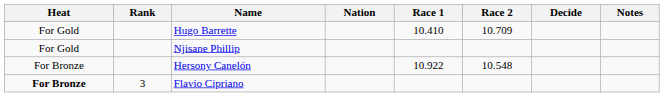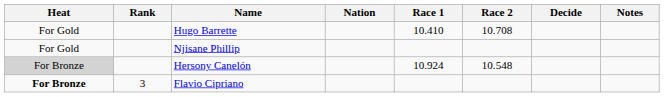(497, 30) 10.709 -> (497, 30) 10.708
(59, 65) no background -> (59, 65) lightgrey background
(428, 65) 10.922 -> (428, 65) 10.924
